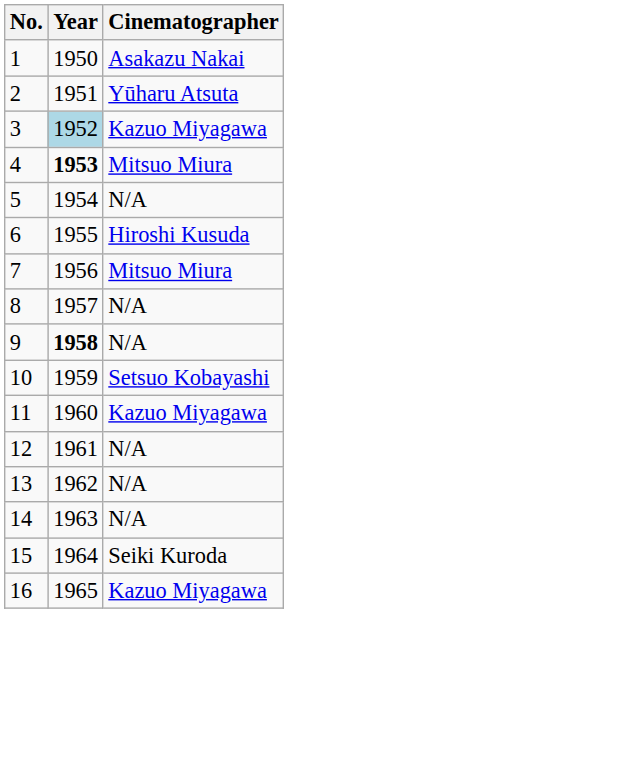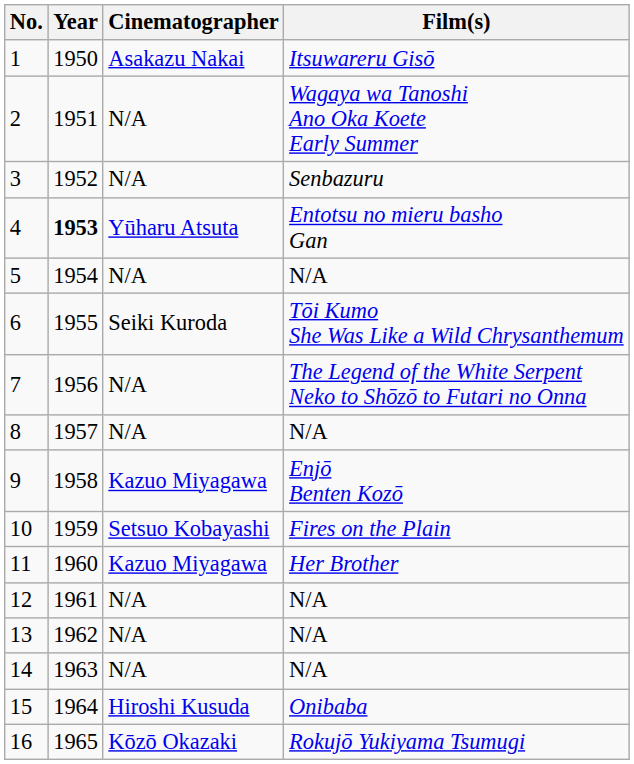+ column: (456, 22)
(173, 93) Yūharu Atsuta -> (128, 118) N/A
(76, 128) lightblue background -> (76, 179) no background
(188, 128) Kazuo Miyagawa -> (128, 179) N/A
(170, 164) Mitsuo Miura -> (173, 227) Yūharu Atsuta
(179, 235) Hiroshi Kusuda -> (168, 323) Seiki Kuroda
(170, 270) Mitsuo Miura -> (128, 384) N/A
(76, 341) bold -> (76, 480) normal
(128, 341) N/A -> (188, 480) Kazuo Miyagawa
(168, 555) Seiki Kuroda -> (179, 706) Hiroshi Kusuda
(188, 590) Kazuo Miyagawa -> (173, 741) Kōzō Okazaki
